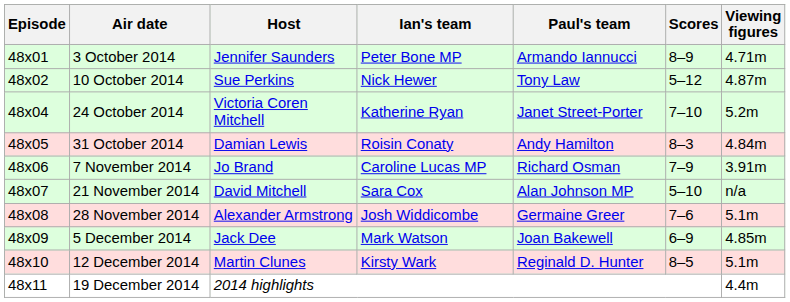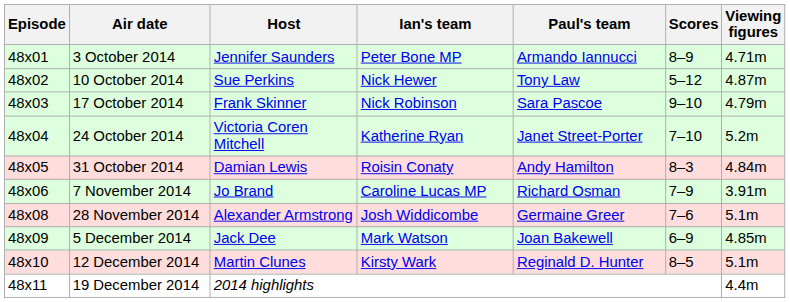+ row: (128, 103)
- row: (136, 191)
